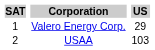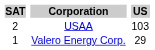rows swapped: (78, 26) <-> (78, 41)
